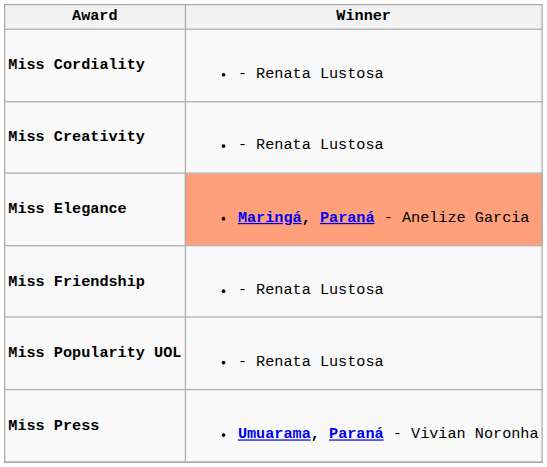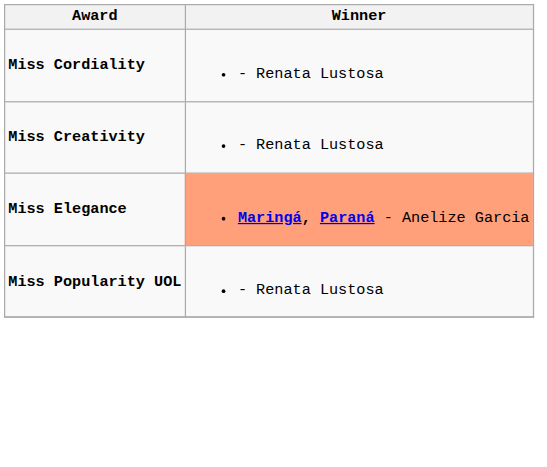- row: (77, 282)
- row: (54, 426)
